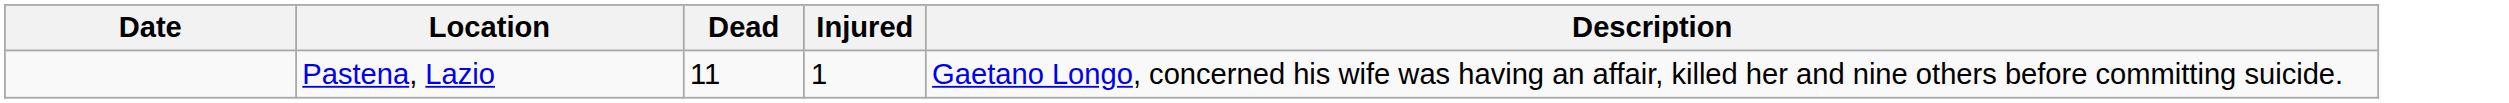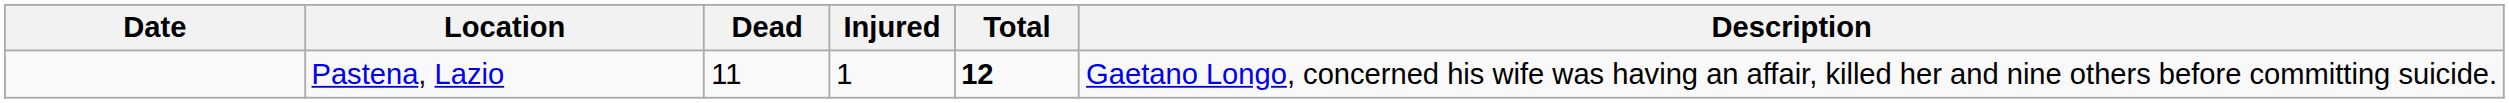+ column: (1017, 27)
